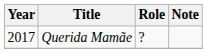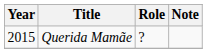(21, 37) 2017 -> (21, 37) 2015
